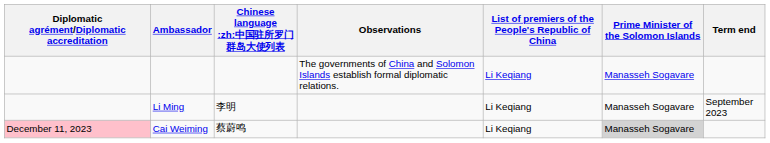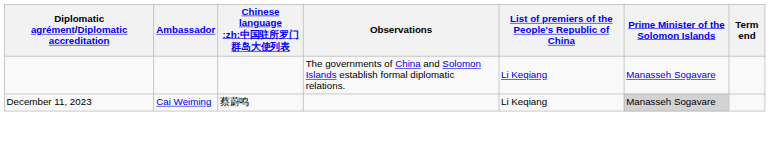- row: (168, 107)
(49, 129) pink background -> (49, 102) no background
